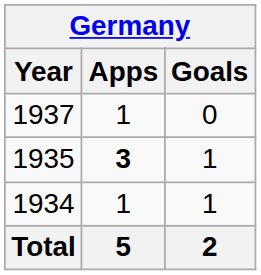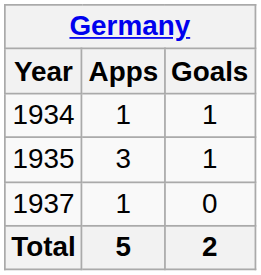rows swapped: (44, 203) <-> (44, 114)
(123, 159) bold -> (123, 159) normal
